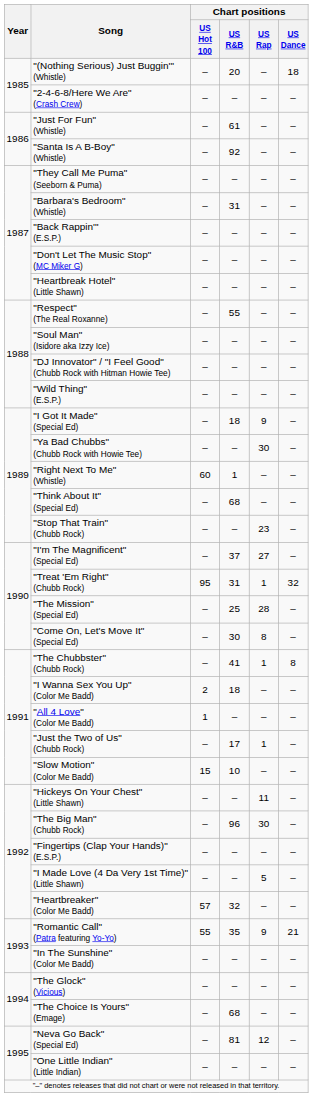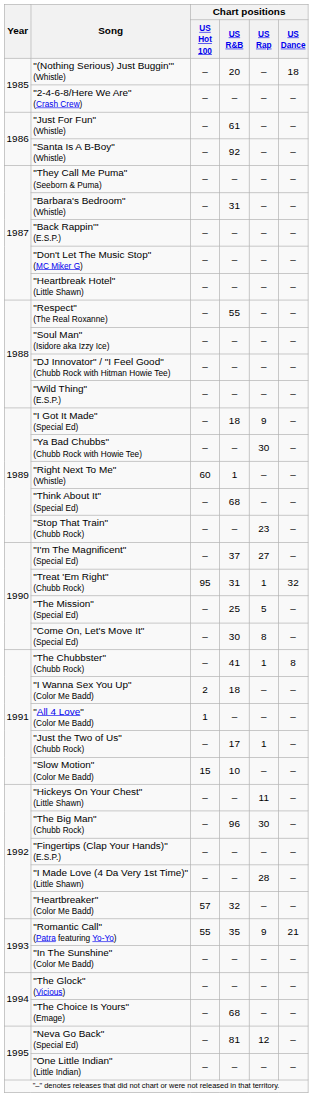(264, 609) 28 -> (264, 609) 5
(264, 878) 5 -> (264, 878) 28
